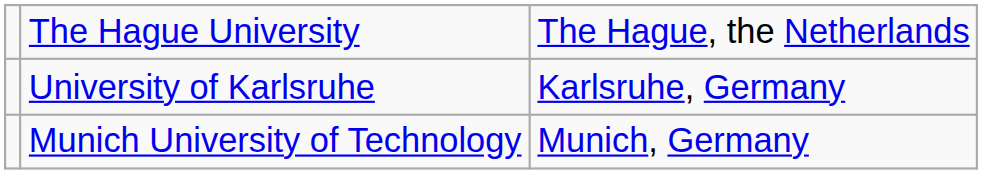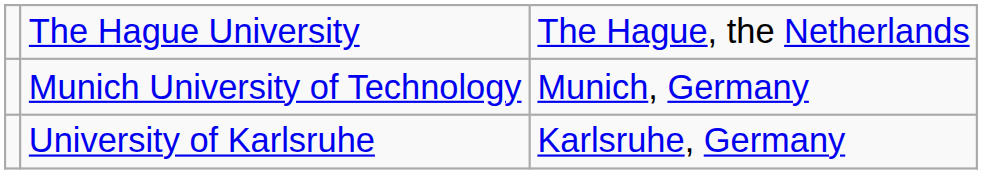rows swapped: (202, 86) <-> (275, 140)
